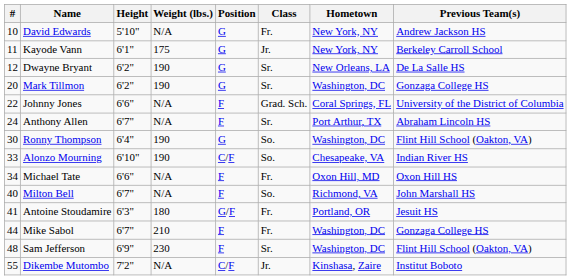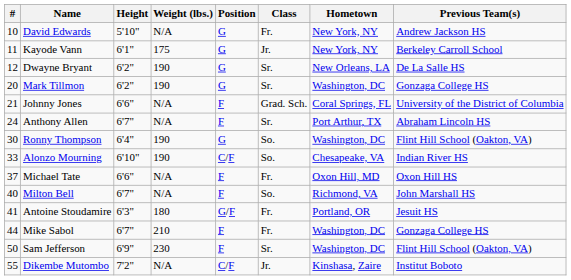(12, 104) 22 -> (12, 104) 21
(12, 176) 34 -> (12, 176) 37
(12, 248) 48 -> (12, 248) 50
